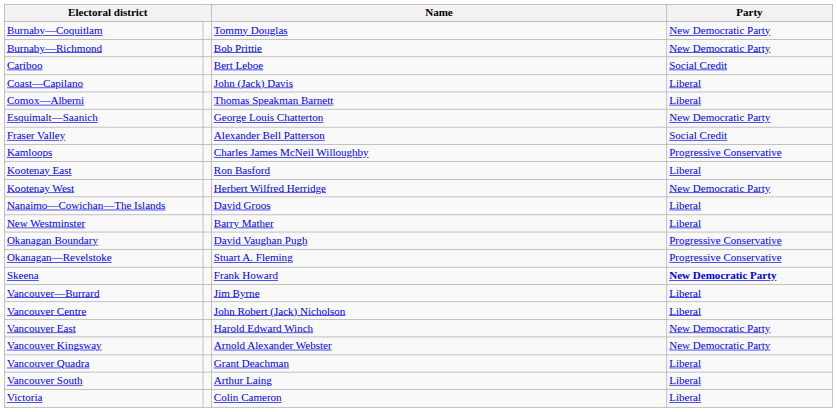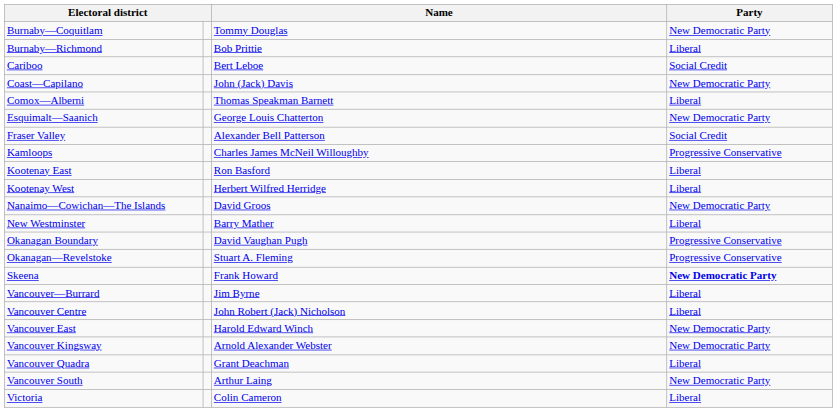(720, 48) New Democratic Party -> (685, 48) Liberal
(685, 83) Liberal -> (720, 83) New Democratic Party
(720, 188) New Democratic Party -> (685, 188) Liberal
(685, 205) Liberal -> (720, 205) New Democratic Party
(685, 380) Liberal -> (720, 380) New Democratic Party
